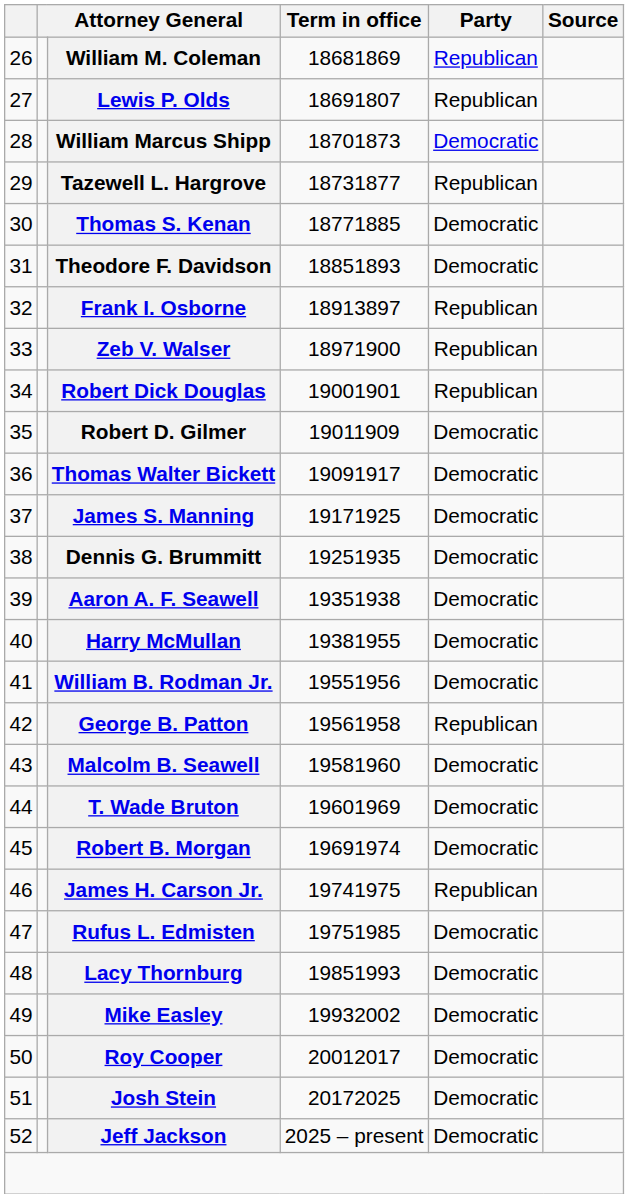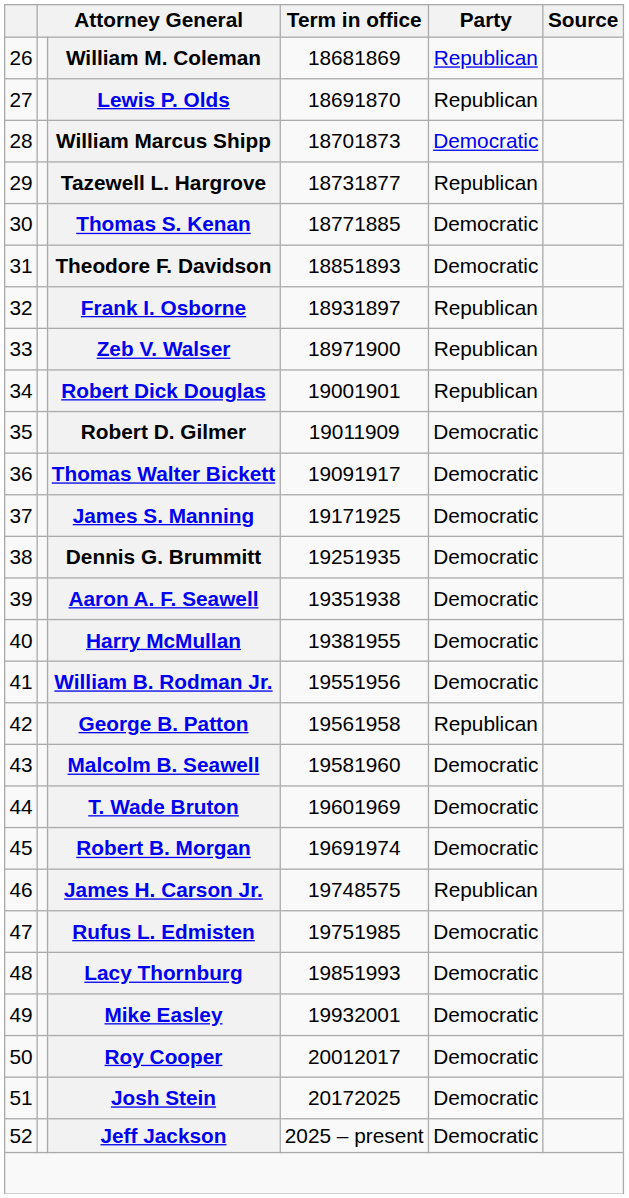(354, 99) 18691807 -> (354, 99) 18691870
(354, 307) 18913897 -> (354, 307) 18931897
(354, 890) 19741975 -> (354, 890) 19748575
(354, 1015) 19932002 -> (354, 1015) 19932001
